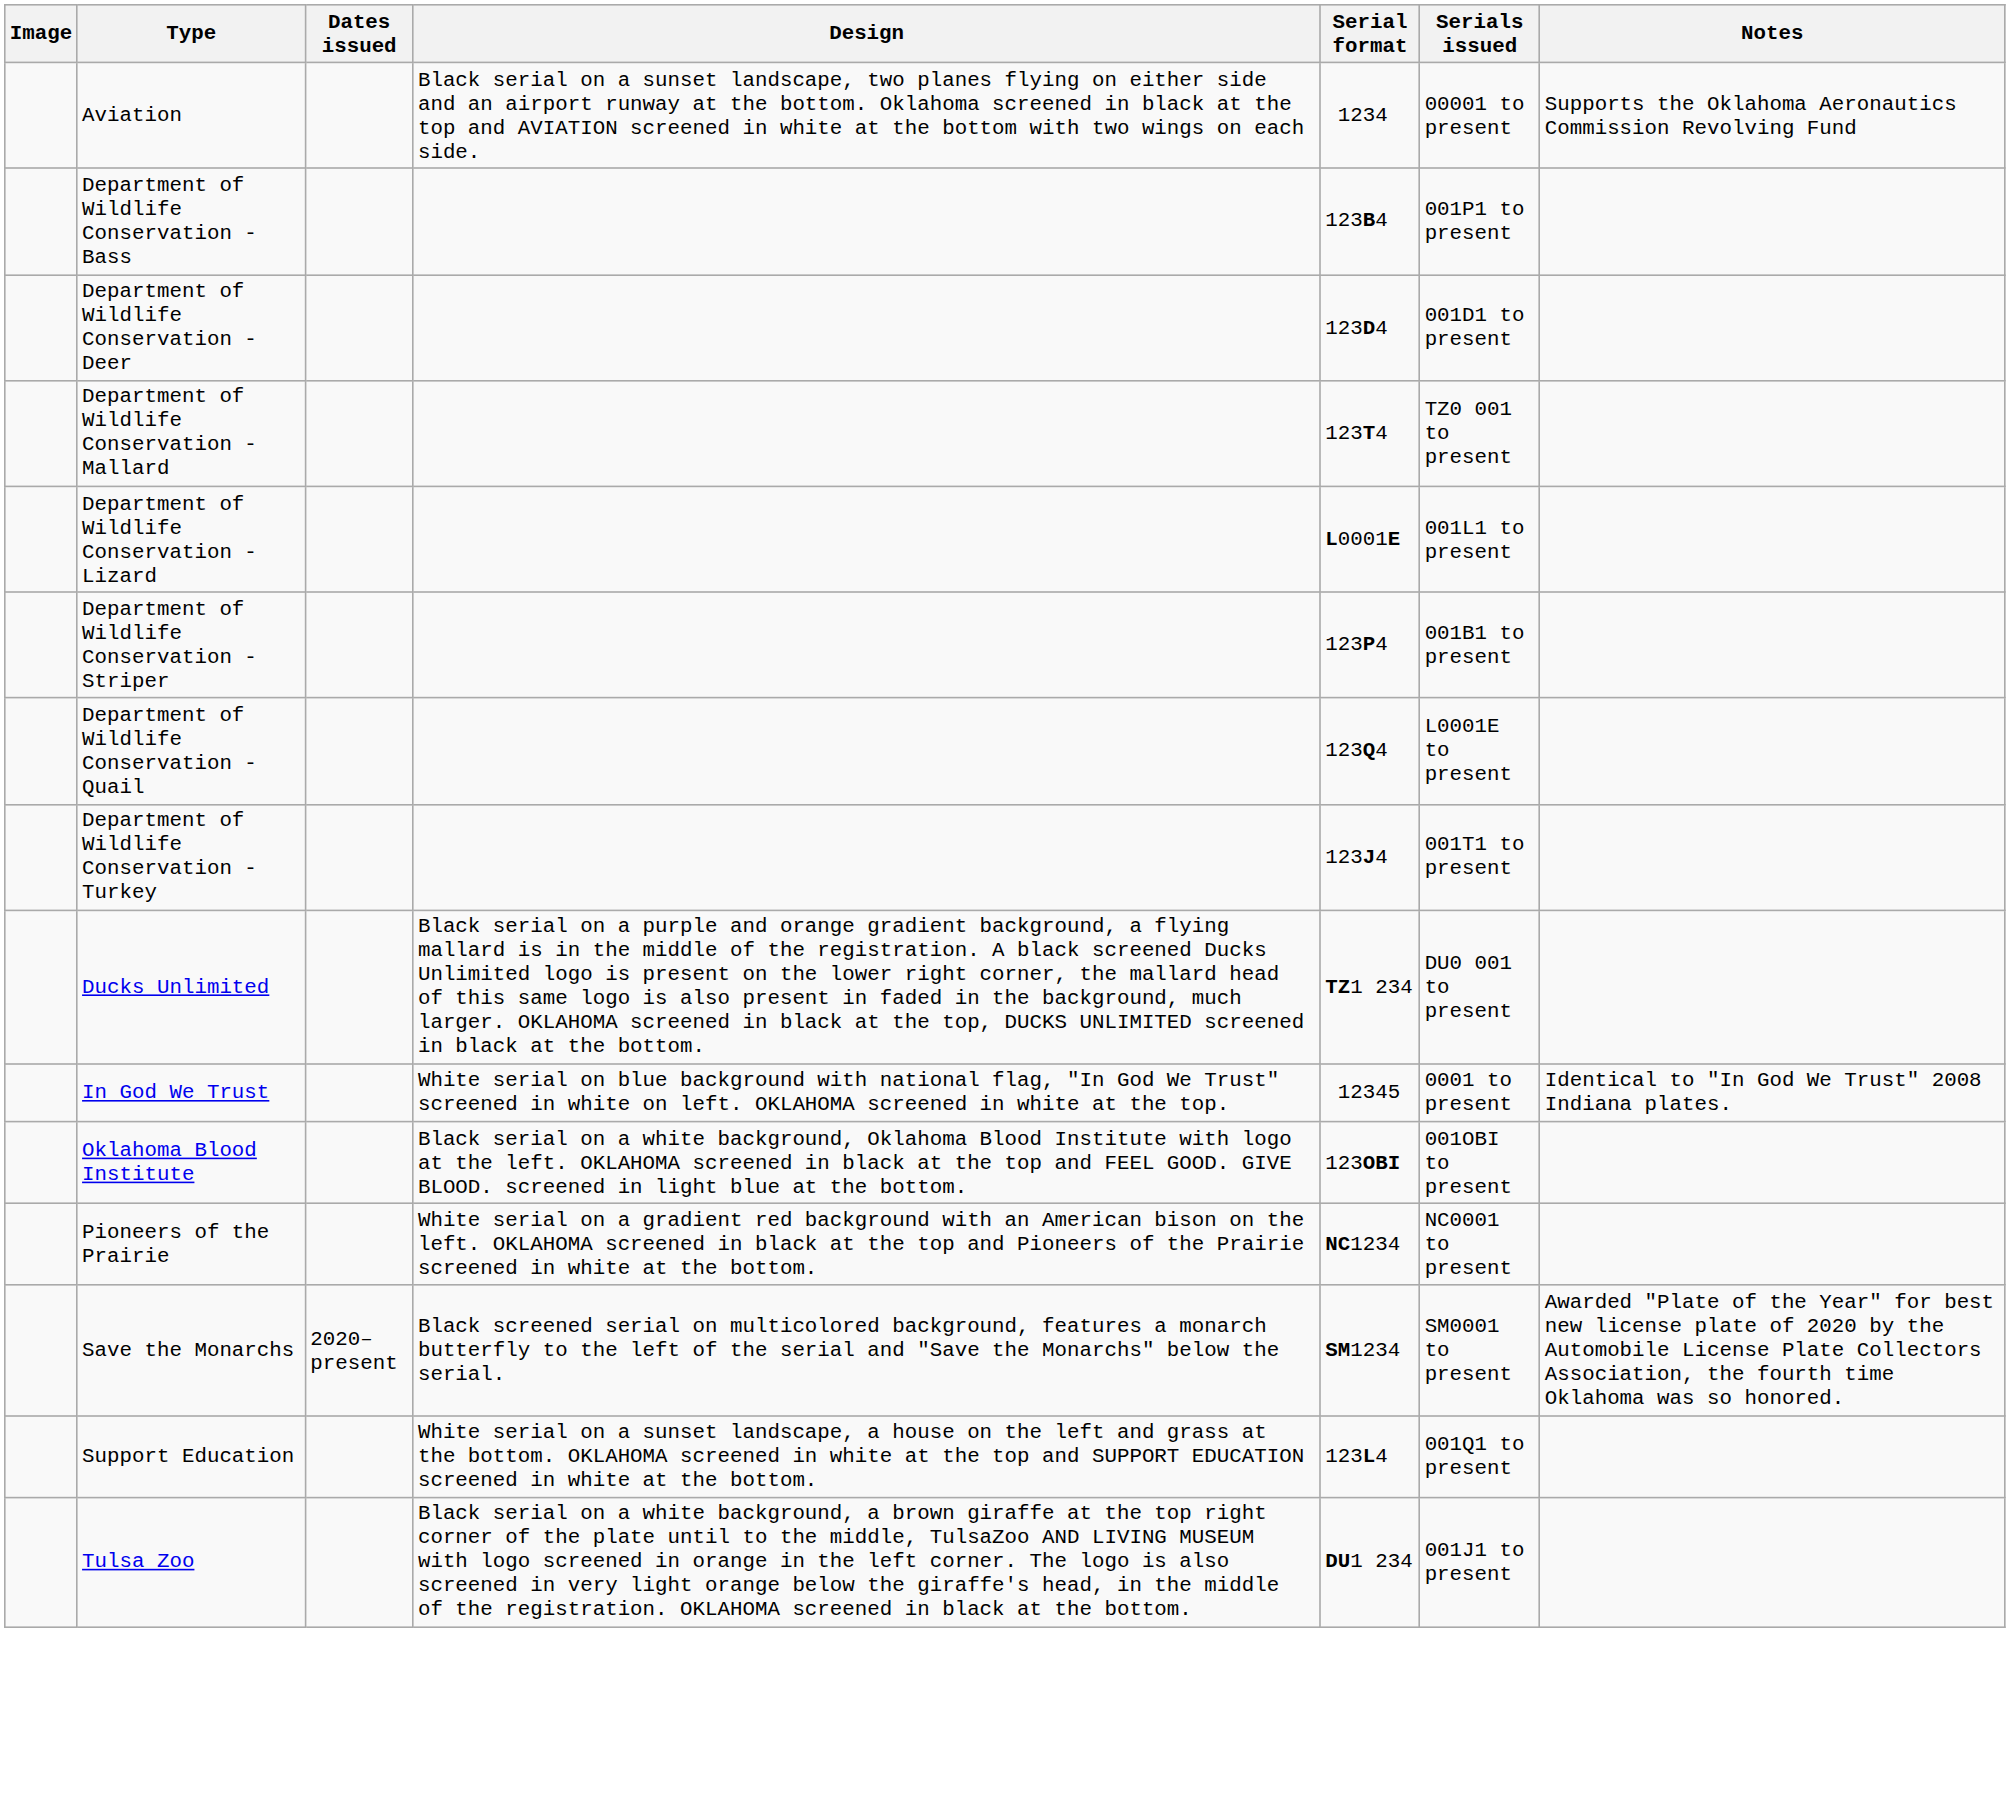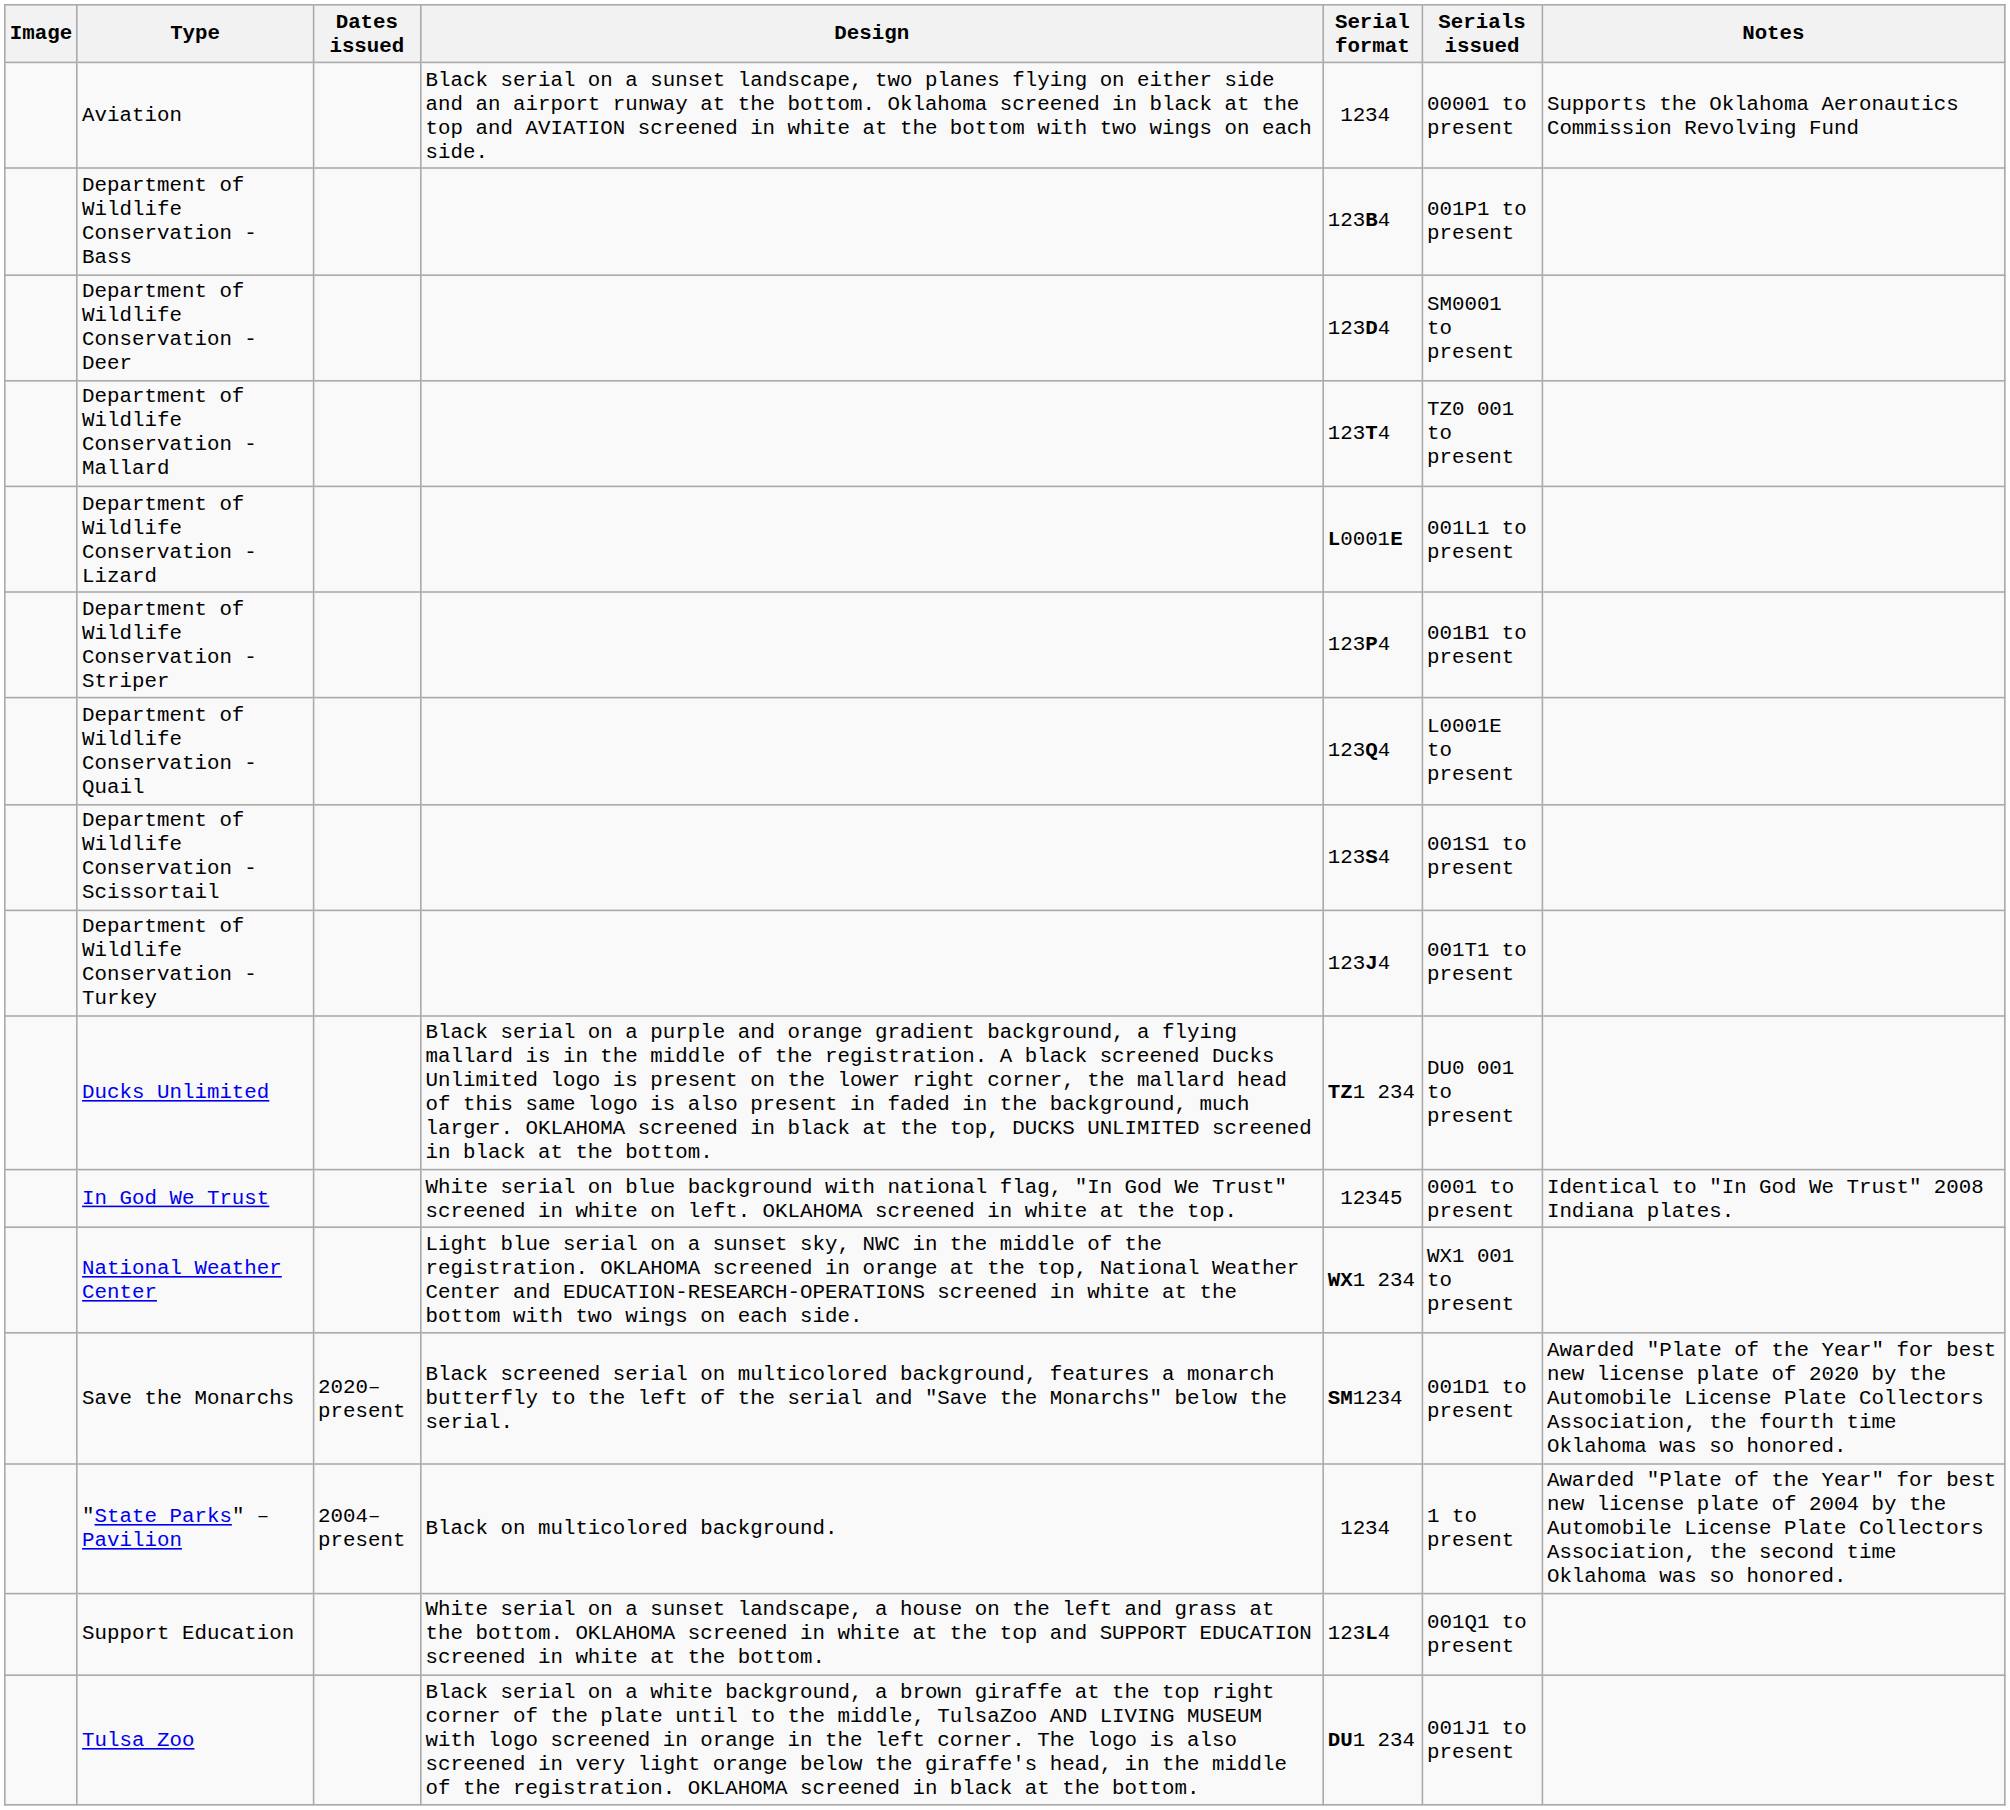(1475, 327) 001D1 to present -> (1471, 327) SM0001 to present
+ row: (169, 857)
+ row: (182, 1281)
- row: (169, 1163)
- row: (176, 1245)
(1468, 1350) SM0001 to present -> (1477, 1398) 001D1 to present
+ row: (176, 1528)
